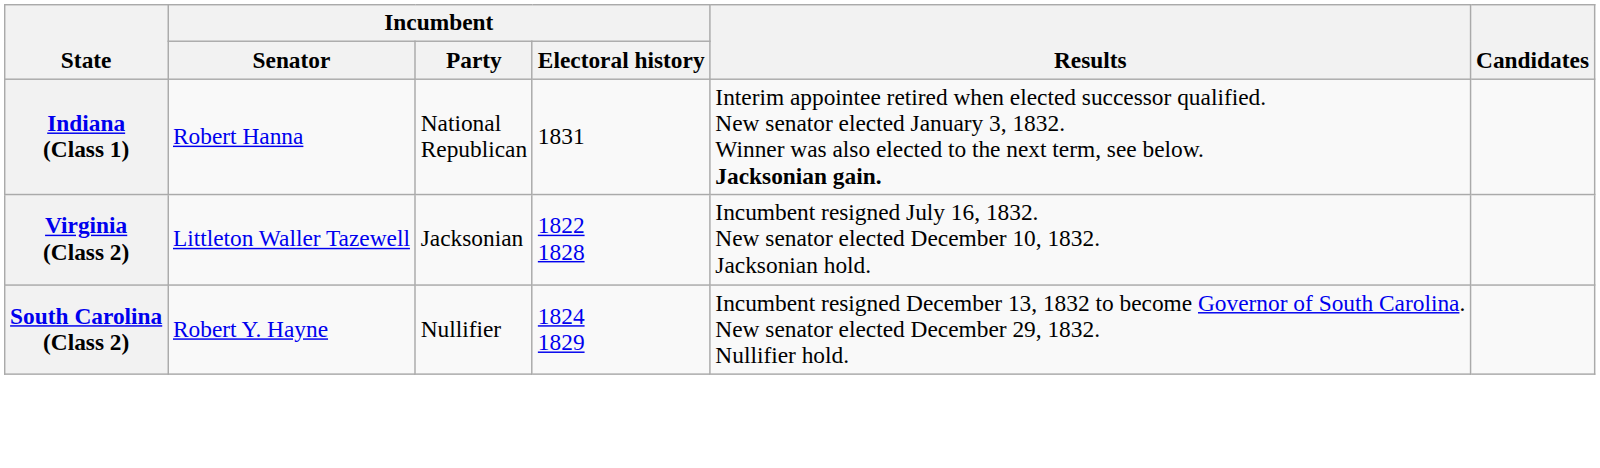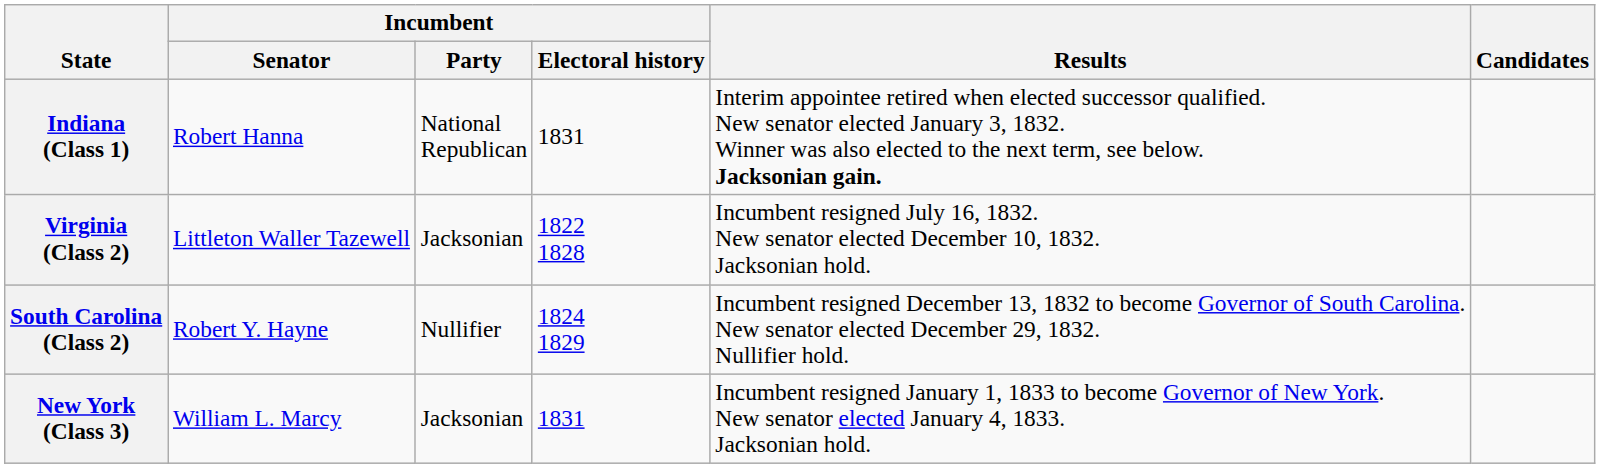+ row: (86, 418)
